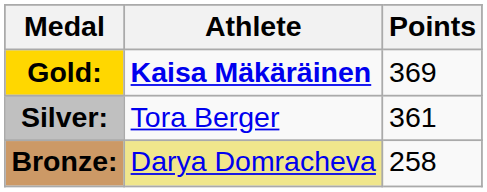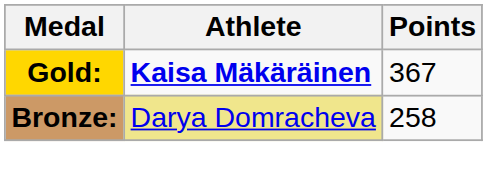(413, 72) 369 -> (413, 72) 367
- row: (64, 117)
